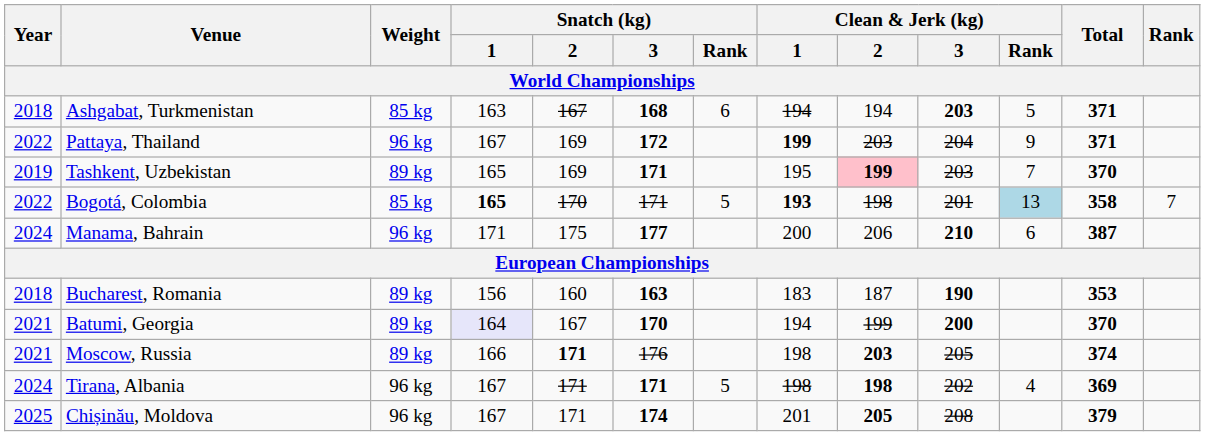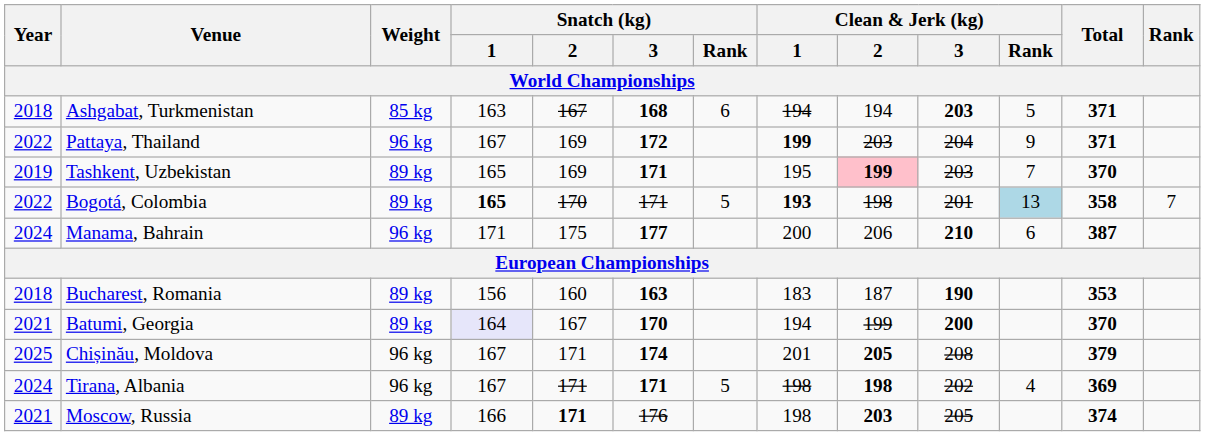(411, 202) 85 kg -> (411, 202) 89 kg
rows swapped: (129, 354) <-> (139, 415)
